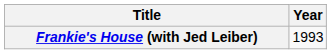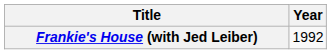(308, 37) 1993 -> (308, 37) 1992
